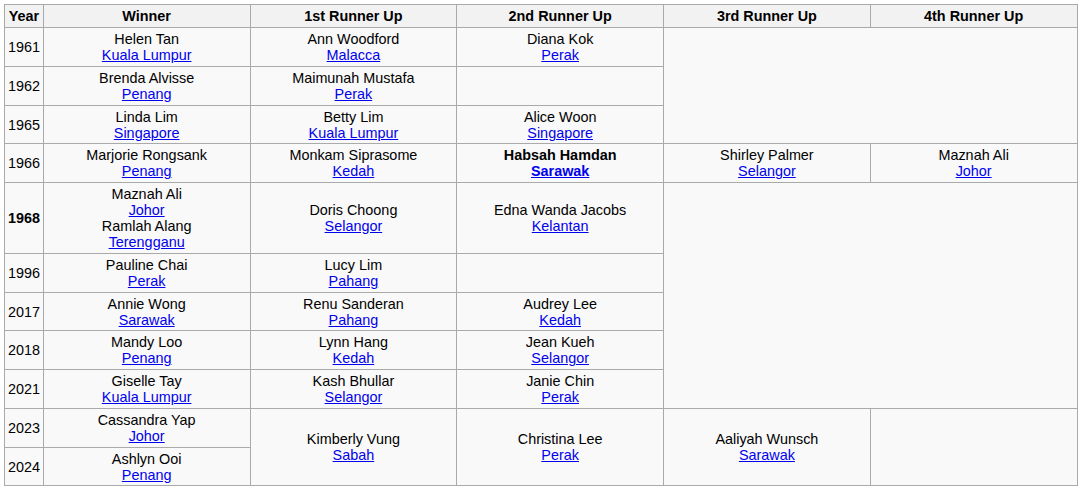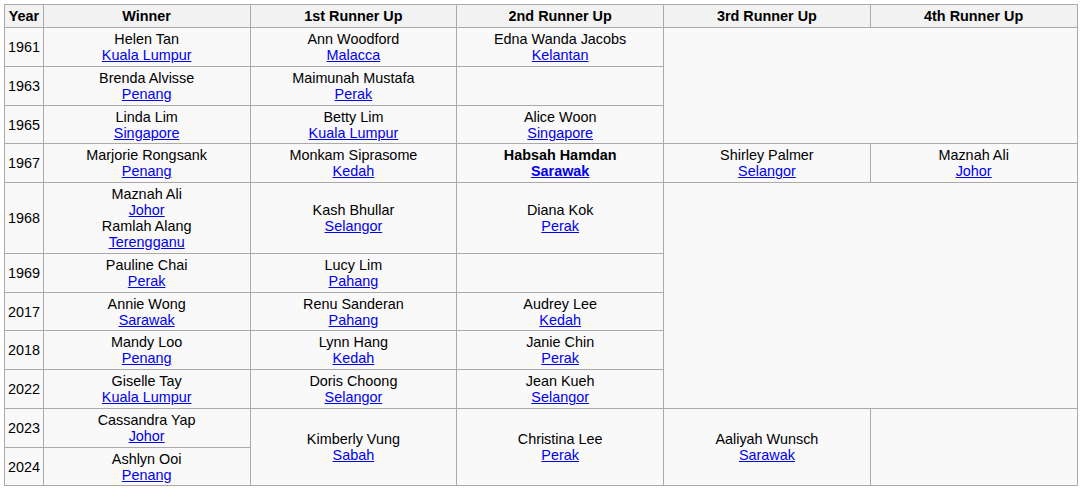(560, 47) Diana Kok Perak -> (560, 47) Edna Wanda Jacobs Kelantan
(24, 86) 1962 -> (24, 86) 1963
(24, 163) 1966 -> (24, 163) 1967
(24, 218) bold -> (24, 218) normal
(353, 218) Doris Choong Selangor -> (353, 218) Kash Bhullar Selangor
(560, 218) Edna Wanda Jacobs Kelantan -> (560, 218) Diana Kok Perak
(24, 273) 1996 -> (24, 273) 1969
(560, 350) Jean Kueh Selangor -> (560, 350) Janie Chin Perak
(24, 389) 2021 -> (24, 389) 2022
(353, 389) Kash Bhullar Selangor -> (353, 389) Doris Choong Selangor
(560, 389) Janie Chin Perak -> (560, 389) Jean Kueh Selangor
